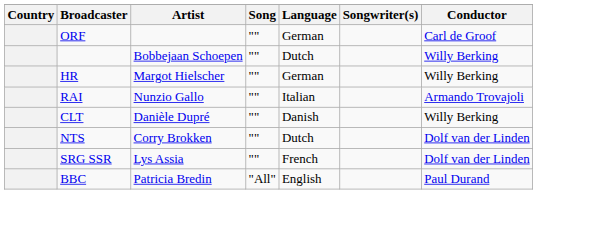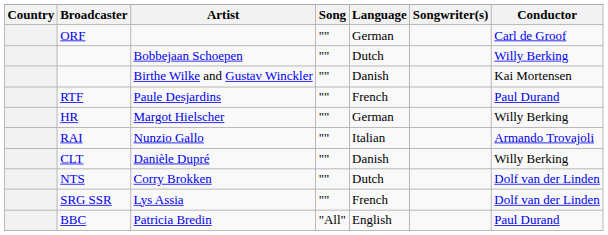+ row: (223, 76)
+ row: (177, 96)
